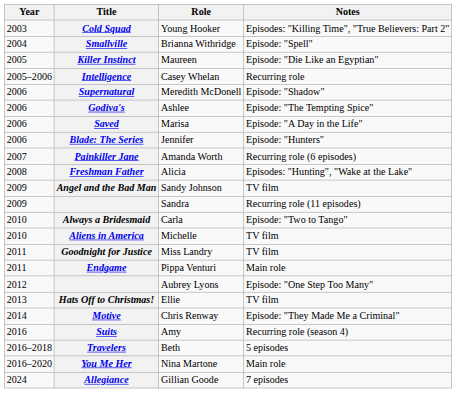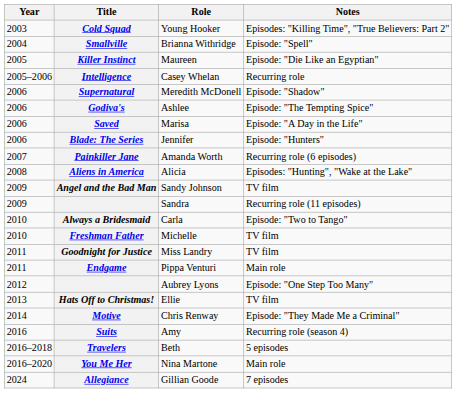(106, 172) Freshman Father -> (106, 172) Aliens in America
(106, 236) Aliens in America -> (106, 236) Freshman Father
